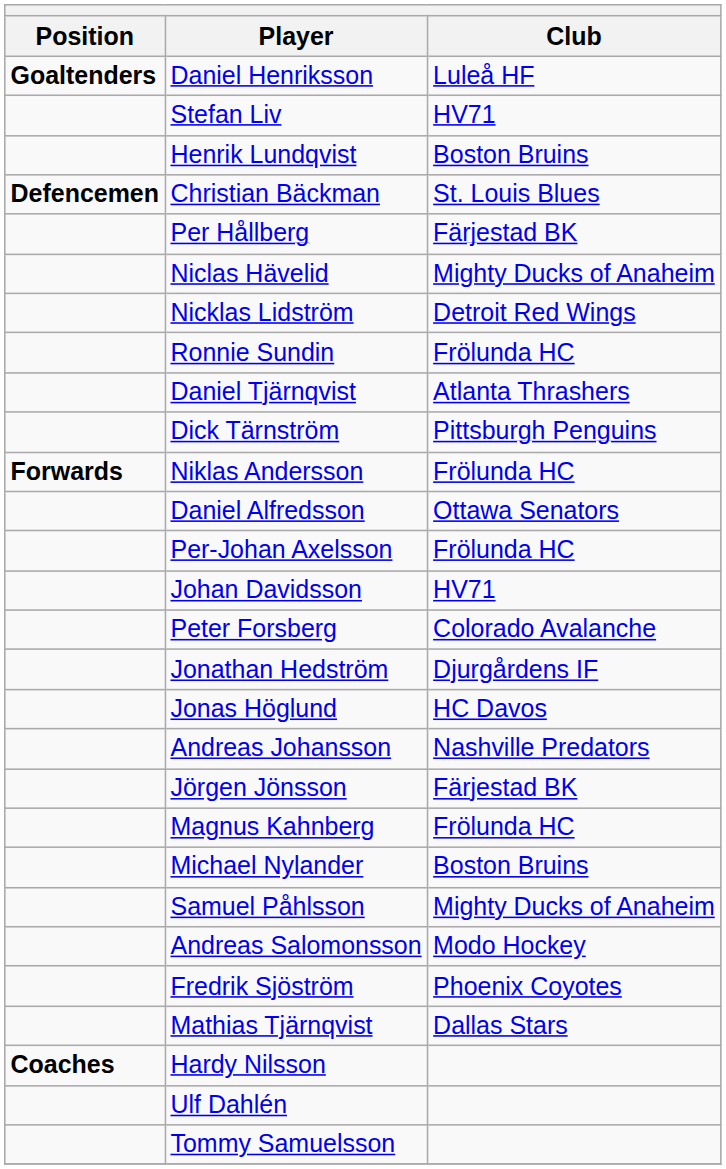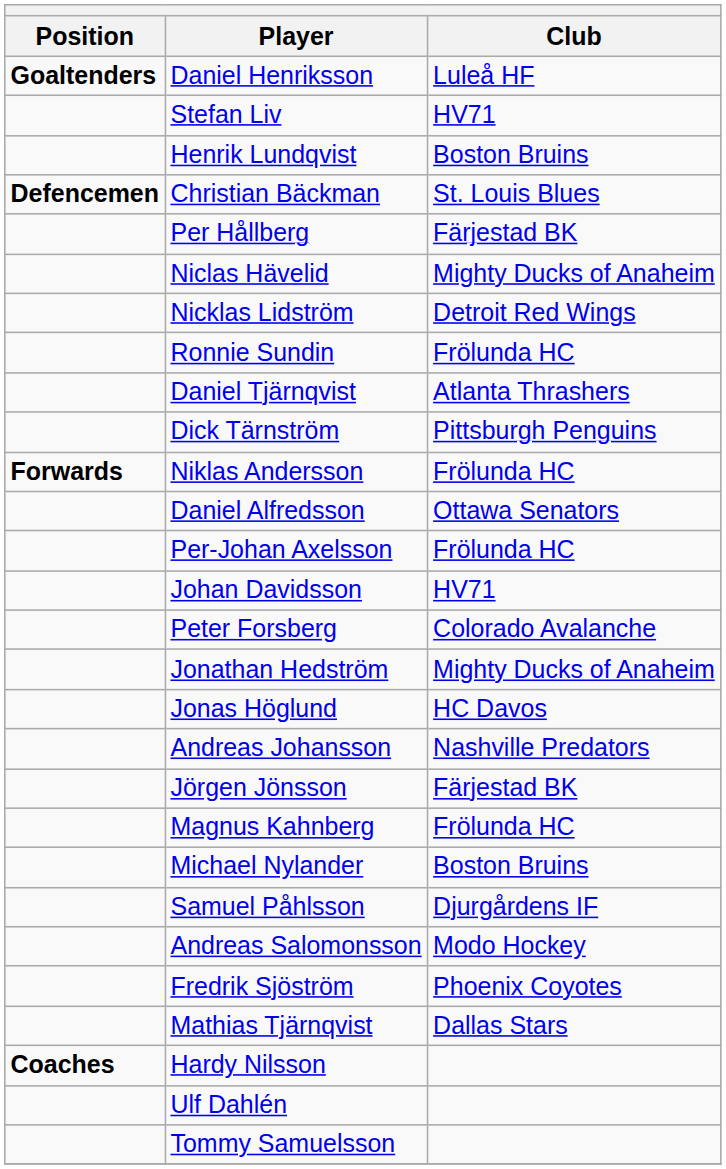(516, 669) Djurgårdens IF -> (574, 669) Mighty Ducks of Anaheim
(574, 906) Mighty Ducks of Anaheim -> (516, 906) Djurgårdens IF
